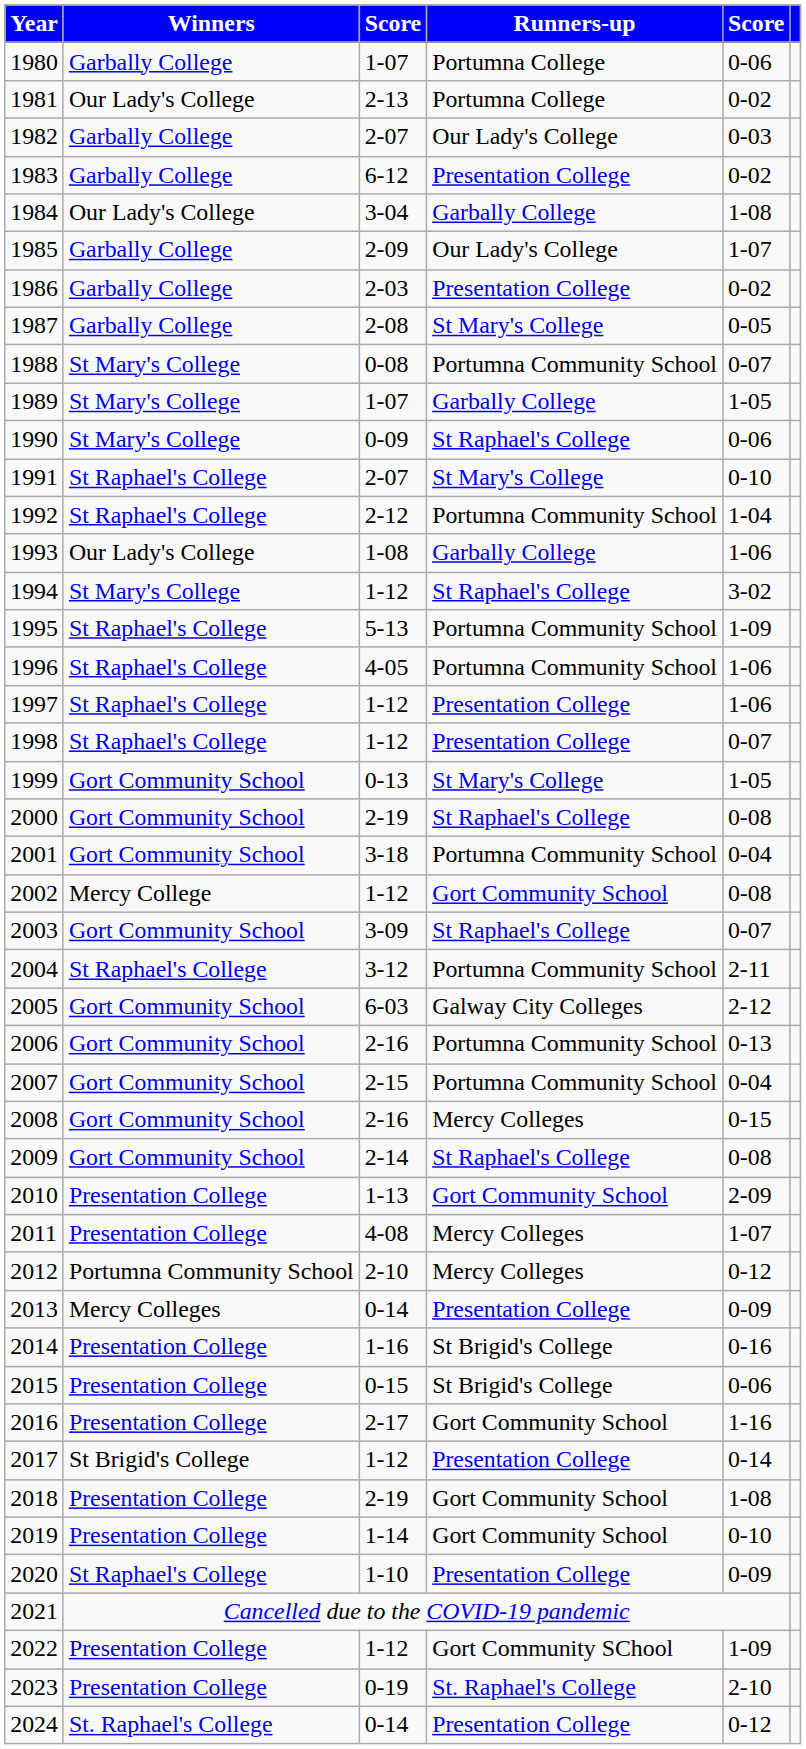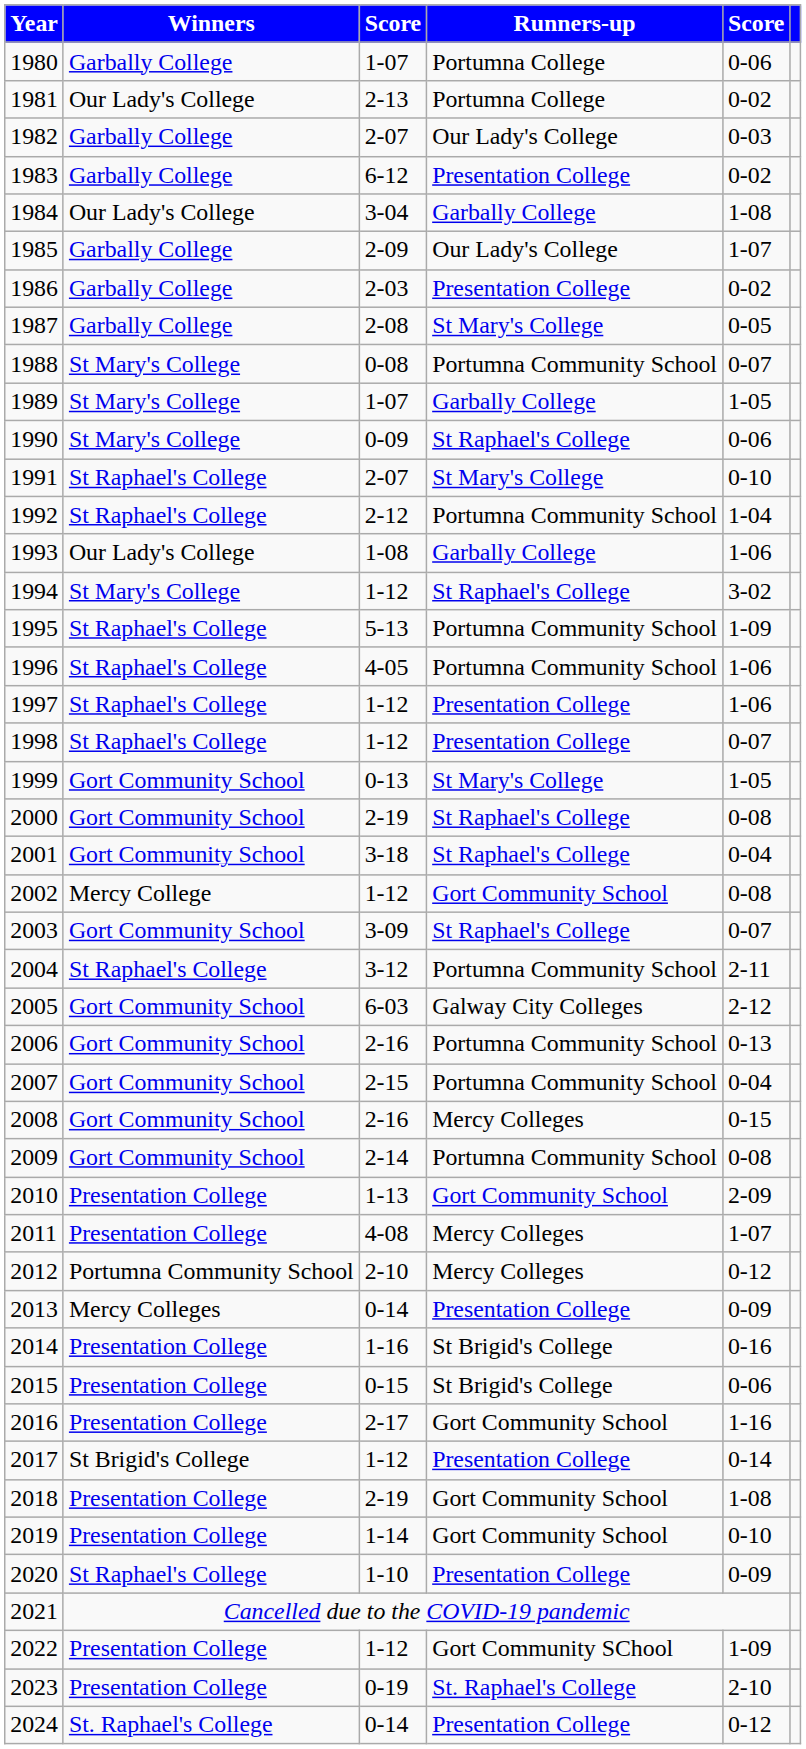(575, 855) Portumna Community School -> (531, 855) St Raphael's College
(531, 1157) St Raphael's College -> (575, 1157) Portumna Community School
